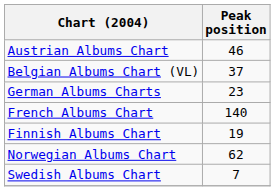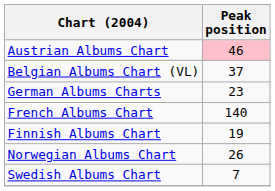(236, 50) no background -> (236, 50) pink background
(236, 154) 62 -> (236, 154) 26
